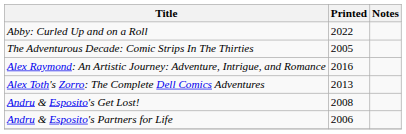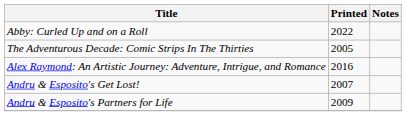- row: (136, 84)
(342, 102) 2008 -> (342, 84) 2007
(342, 119) 2006 -> (342, 102) 2009
